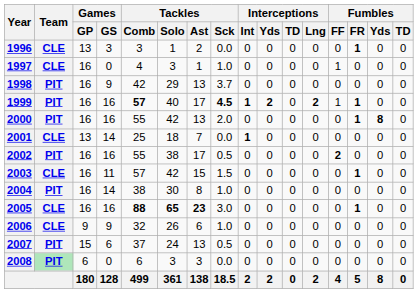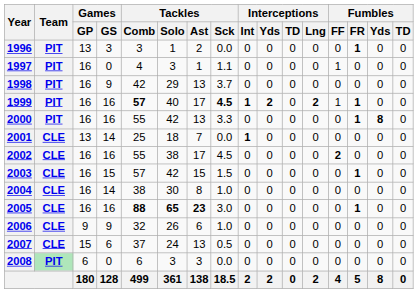(54, 48) CLE -> (54, 48) PIT
(54, 66) CLE -> (54, 66) PIT
(225, 66) 1.0 -> (225, 66) 1.1
(225, 119) 2.0 -> (225, 119) 3.3
(54, 155) PIT -> (54, 155) CLE
(225, 155) 0.5 -> (225, 155) 4.5
(109, 173) 11 -> (109, 173) 15
(54, 191) PIT -> (54, 191) CLE
(54, 244) PIT -> (54, 244) CLE
